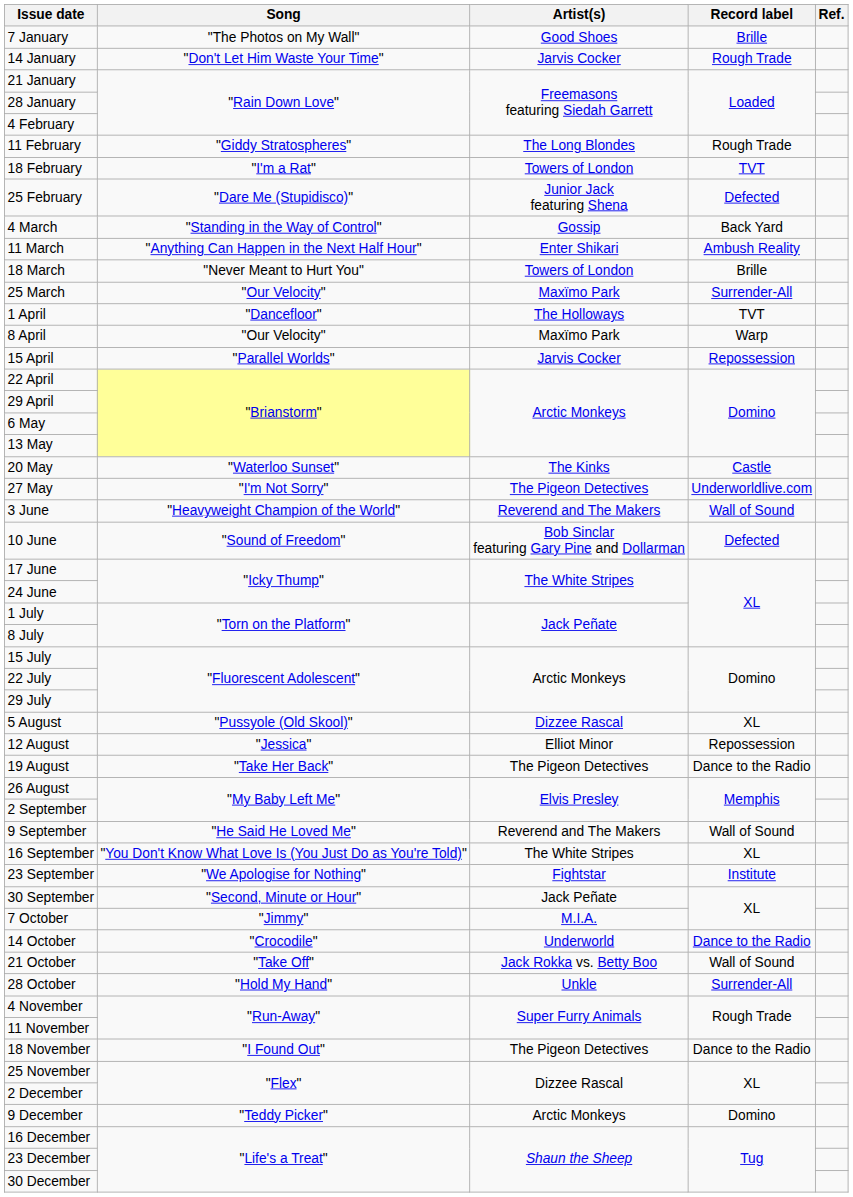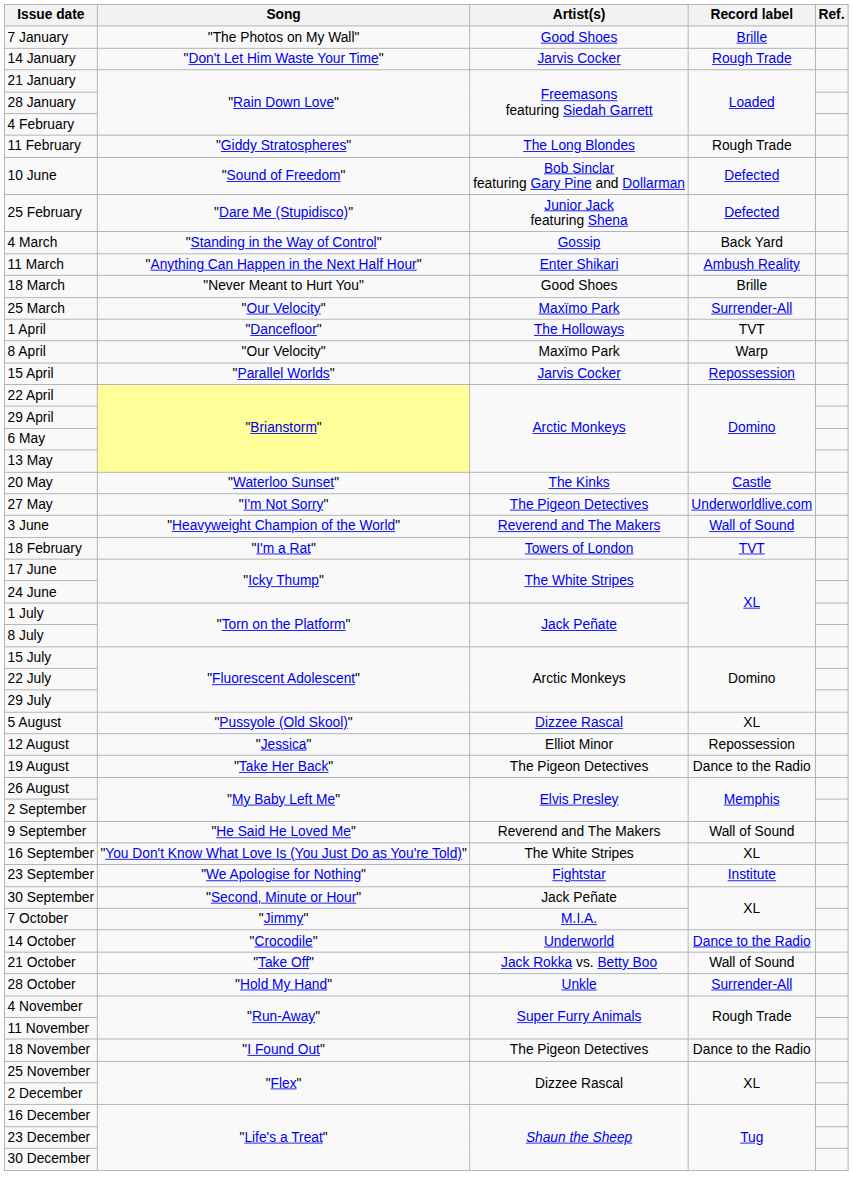rows swapped: (45, 168) <-> (32, 540)
(579, 270) Towers of London -> (579, 286) Good Shoes
- row: (45, 1115)
